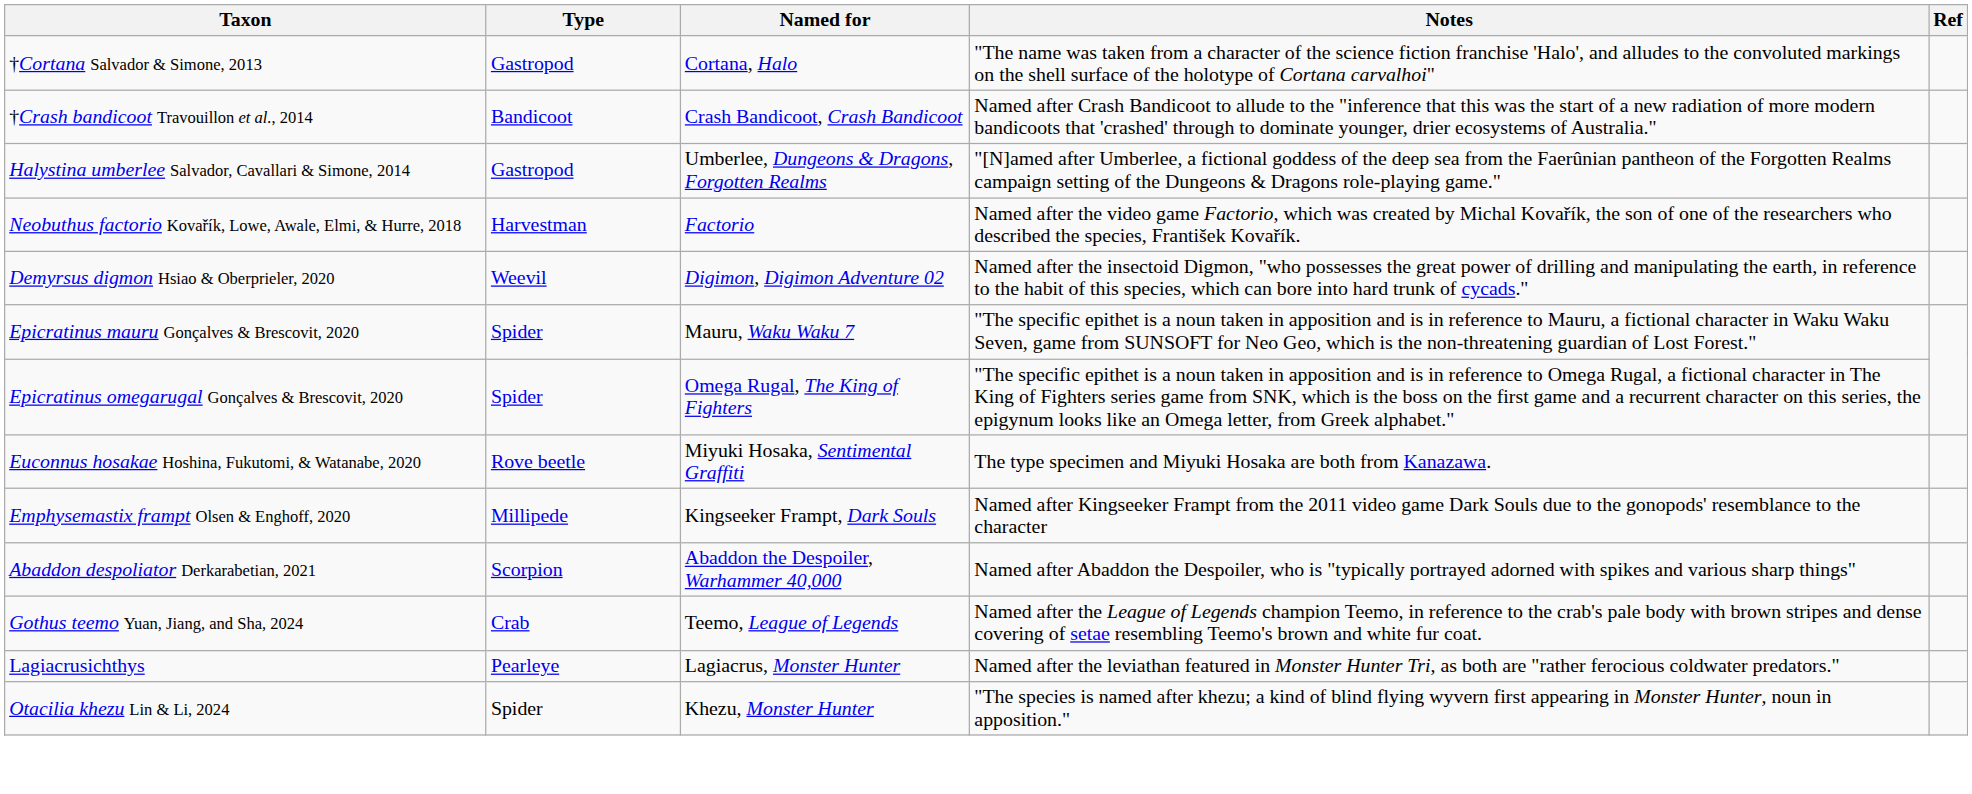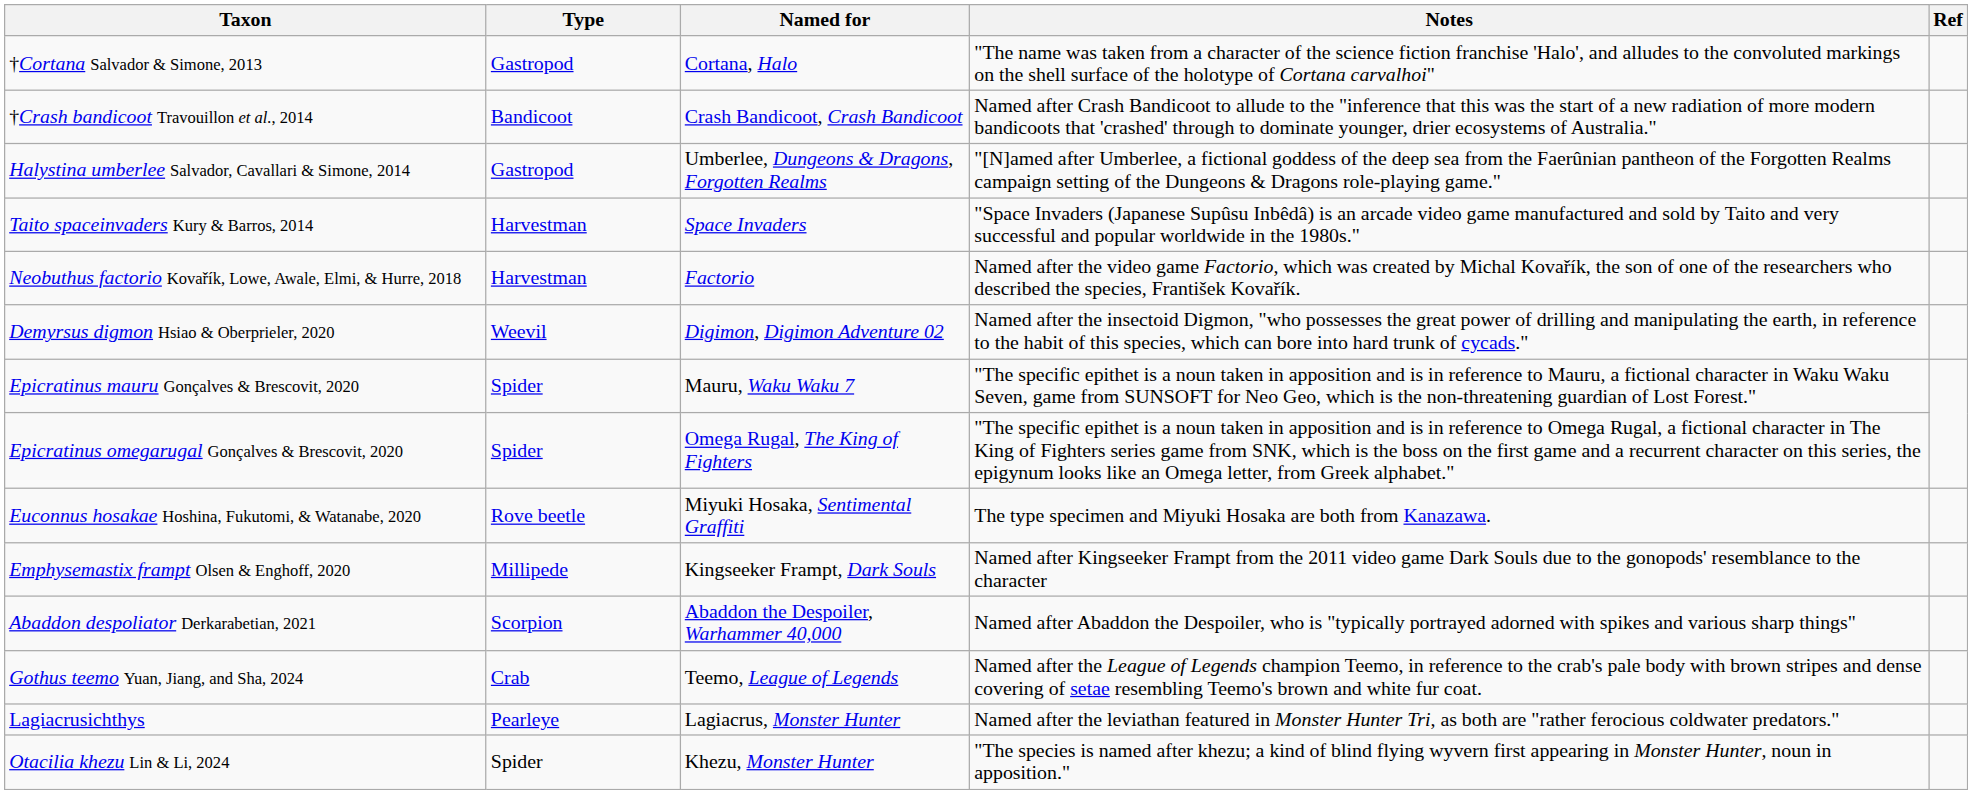+ row: (161, 224)
